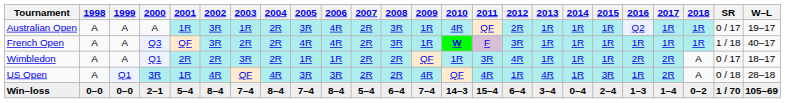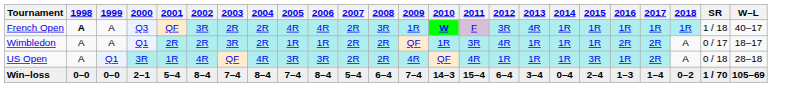- row: (42, 28)
(94, 44) normal -> (81, 28) bold
(548, 44) 1R -> (534, 28) 4R
(548, 75) 4R -> (534, 59) 1R
